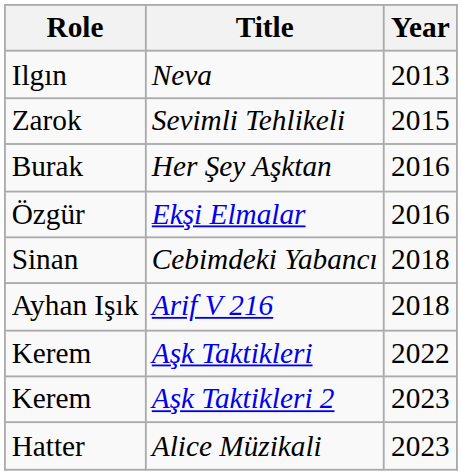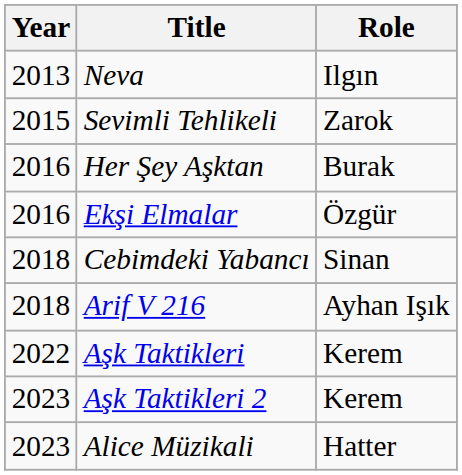columns swapped: (420, 27) <-> (75, 27)
